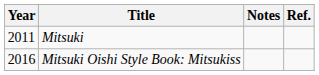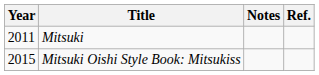(22, 59) 2016 -> (22, 59) 2015
